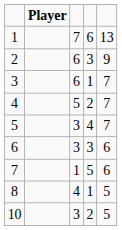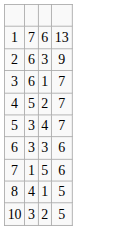- column: (47, 15)
